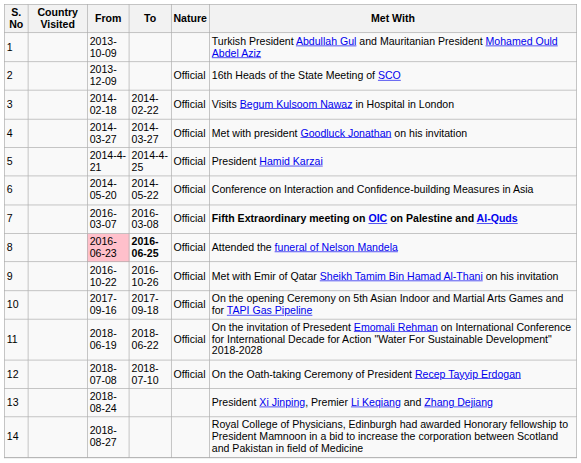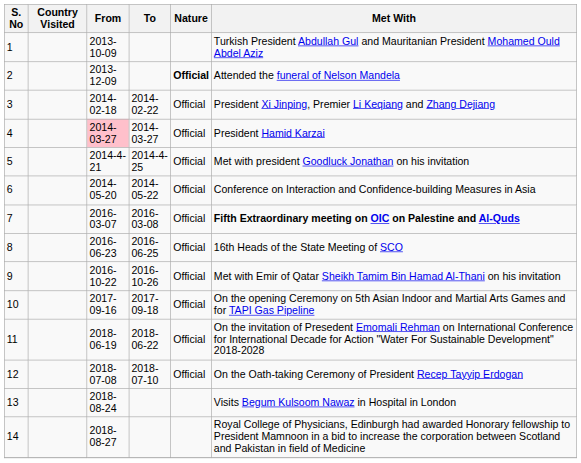(190, 76) normal -> (191, 76) bold
(306, 76) 16th Heads of the State Meeting of SCO -> (307, 76) Attended the funeral of Nelson Mandela
(333, 104) Visits Begum Kulsoom Nawaz in Hospital in London -> (354, 104) President Xi Jinping, Premier Li Keqiang and Zhang Dejiang
(103, 133) no background -> (103, 133) pink background
(339, 133) Met with president Goodluck Jonathan on his invitation -> (269, 133) President Hamid Karzai
(267, 161) President Hamid Karzai -> (342, 161) Met with president Goodluck Jonathan on his invitation
(103, 247) pink background -> (103, 247) no background
(145, 247) bold -> (145, 247) normal
(305, 247) Attended the funeral of Nelson Mandela -> (308, 247) 16th Heads of the State Meeting of SCO
(352, 402) President Xi Jinping, Premier Li Keqiang and Zhang Dejiang -> (335, 402) Visits Begum Kulsoom Nawaz in Hospital in London
